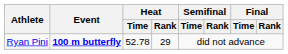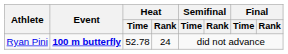(165, 42) 29 -> (165, 42) 24
